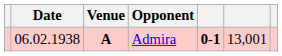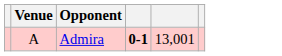- column: (47, 16)
(106, 39) bold -> (34, 39) normal
